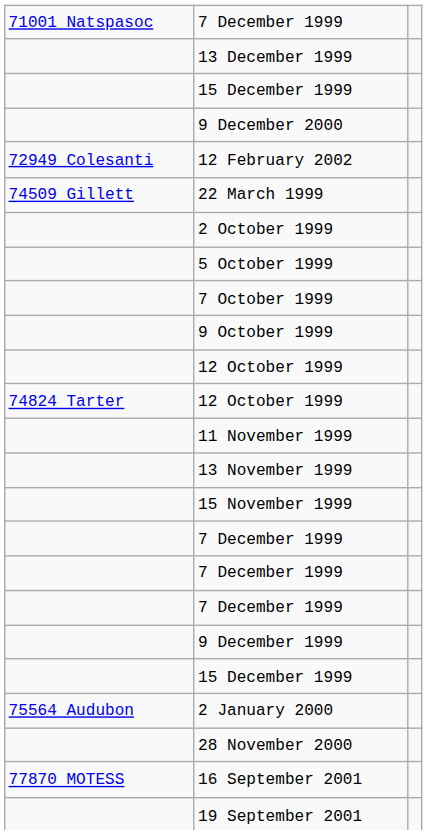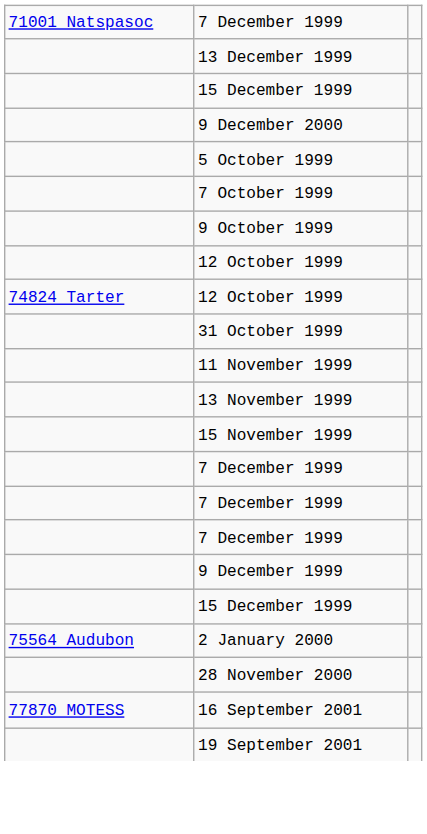- row: (81, 160)
- row: (71, 195)
- row: (99, 229)
+ row: (99, 331)
